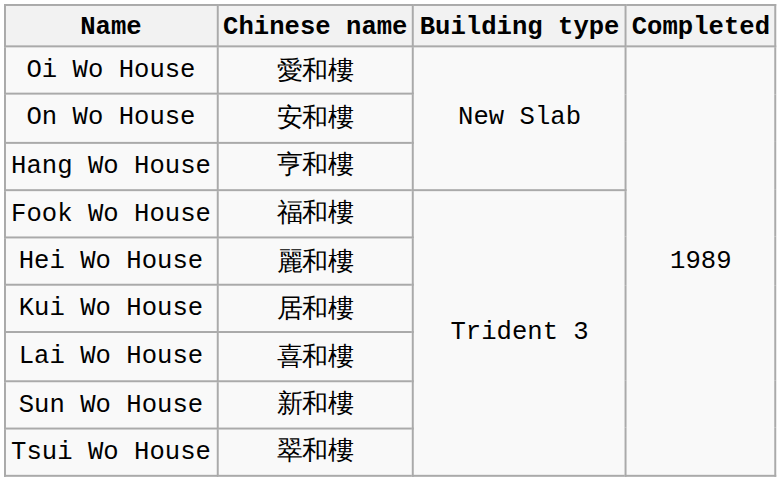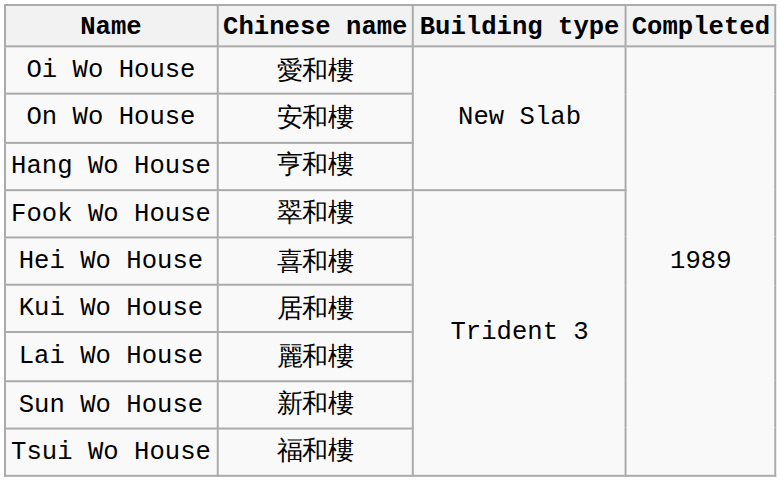(315, 214) 福和樓 -> (315, 214) 翠和樓
(315, 262) 麗和樓 -> (315, 262) 喜和樓
(315, 357) 喜和樓 -> (315, 357) 麗和樓
(315, 453) 翠和樓 -> (315, 453) 福和樓
